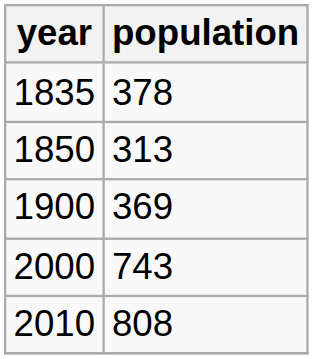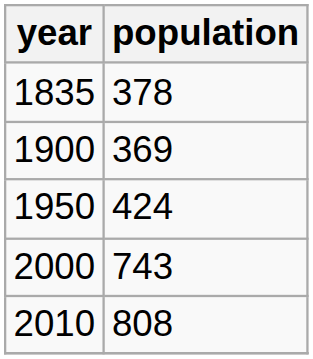- row: (54, 149)
+ row: (54, 207)
